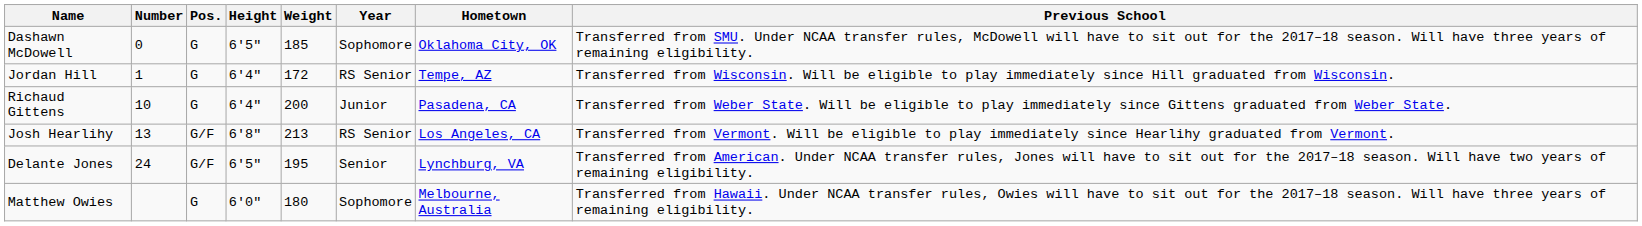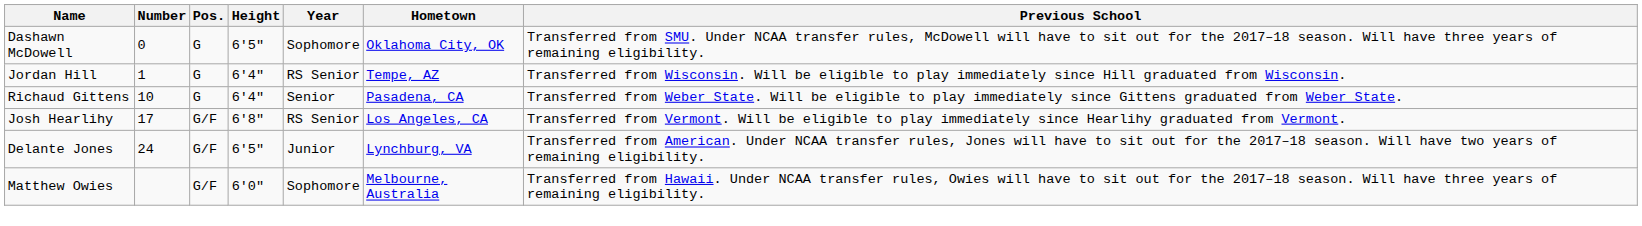- column: (308, 16)
(363, 105) Junior -> (311, 97) Senior
(143, 135) 13 -> (146, 119) 17
(363, 165) Senior -> (311, 149) Junior
(194, 202) G -> (205, 187) G/F
